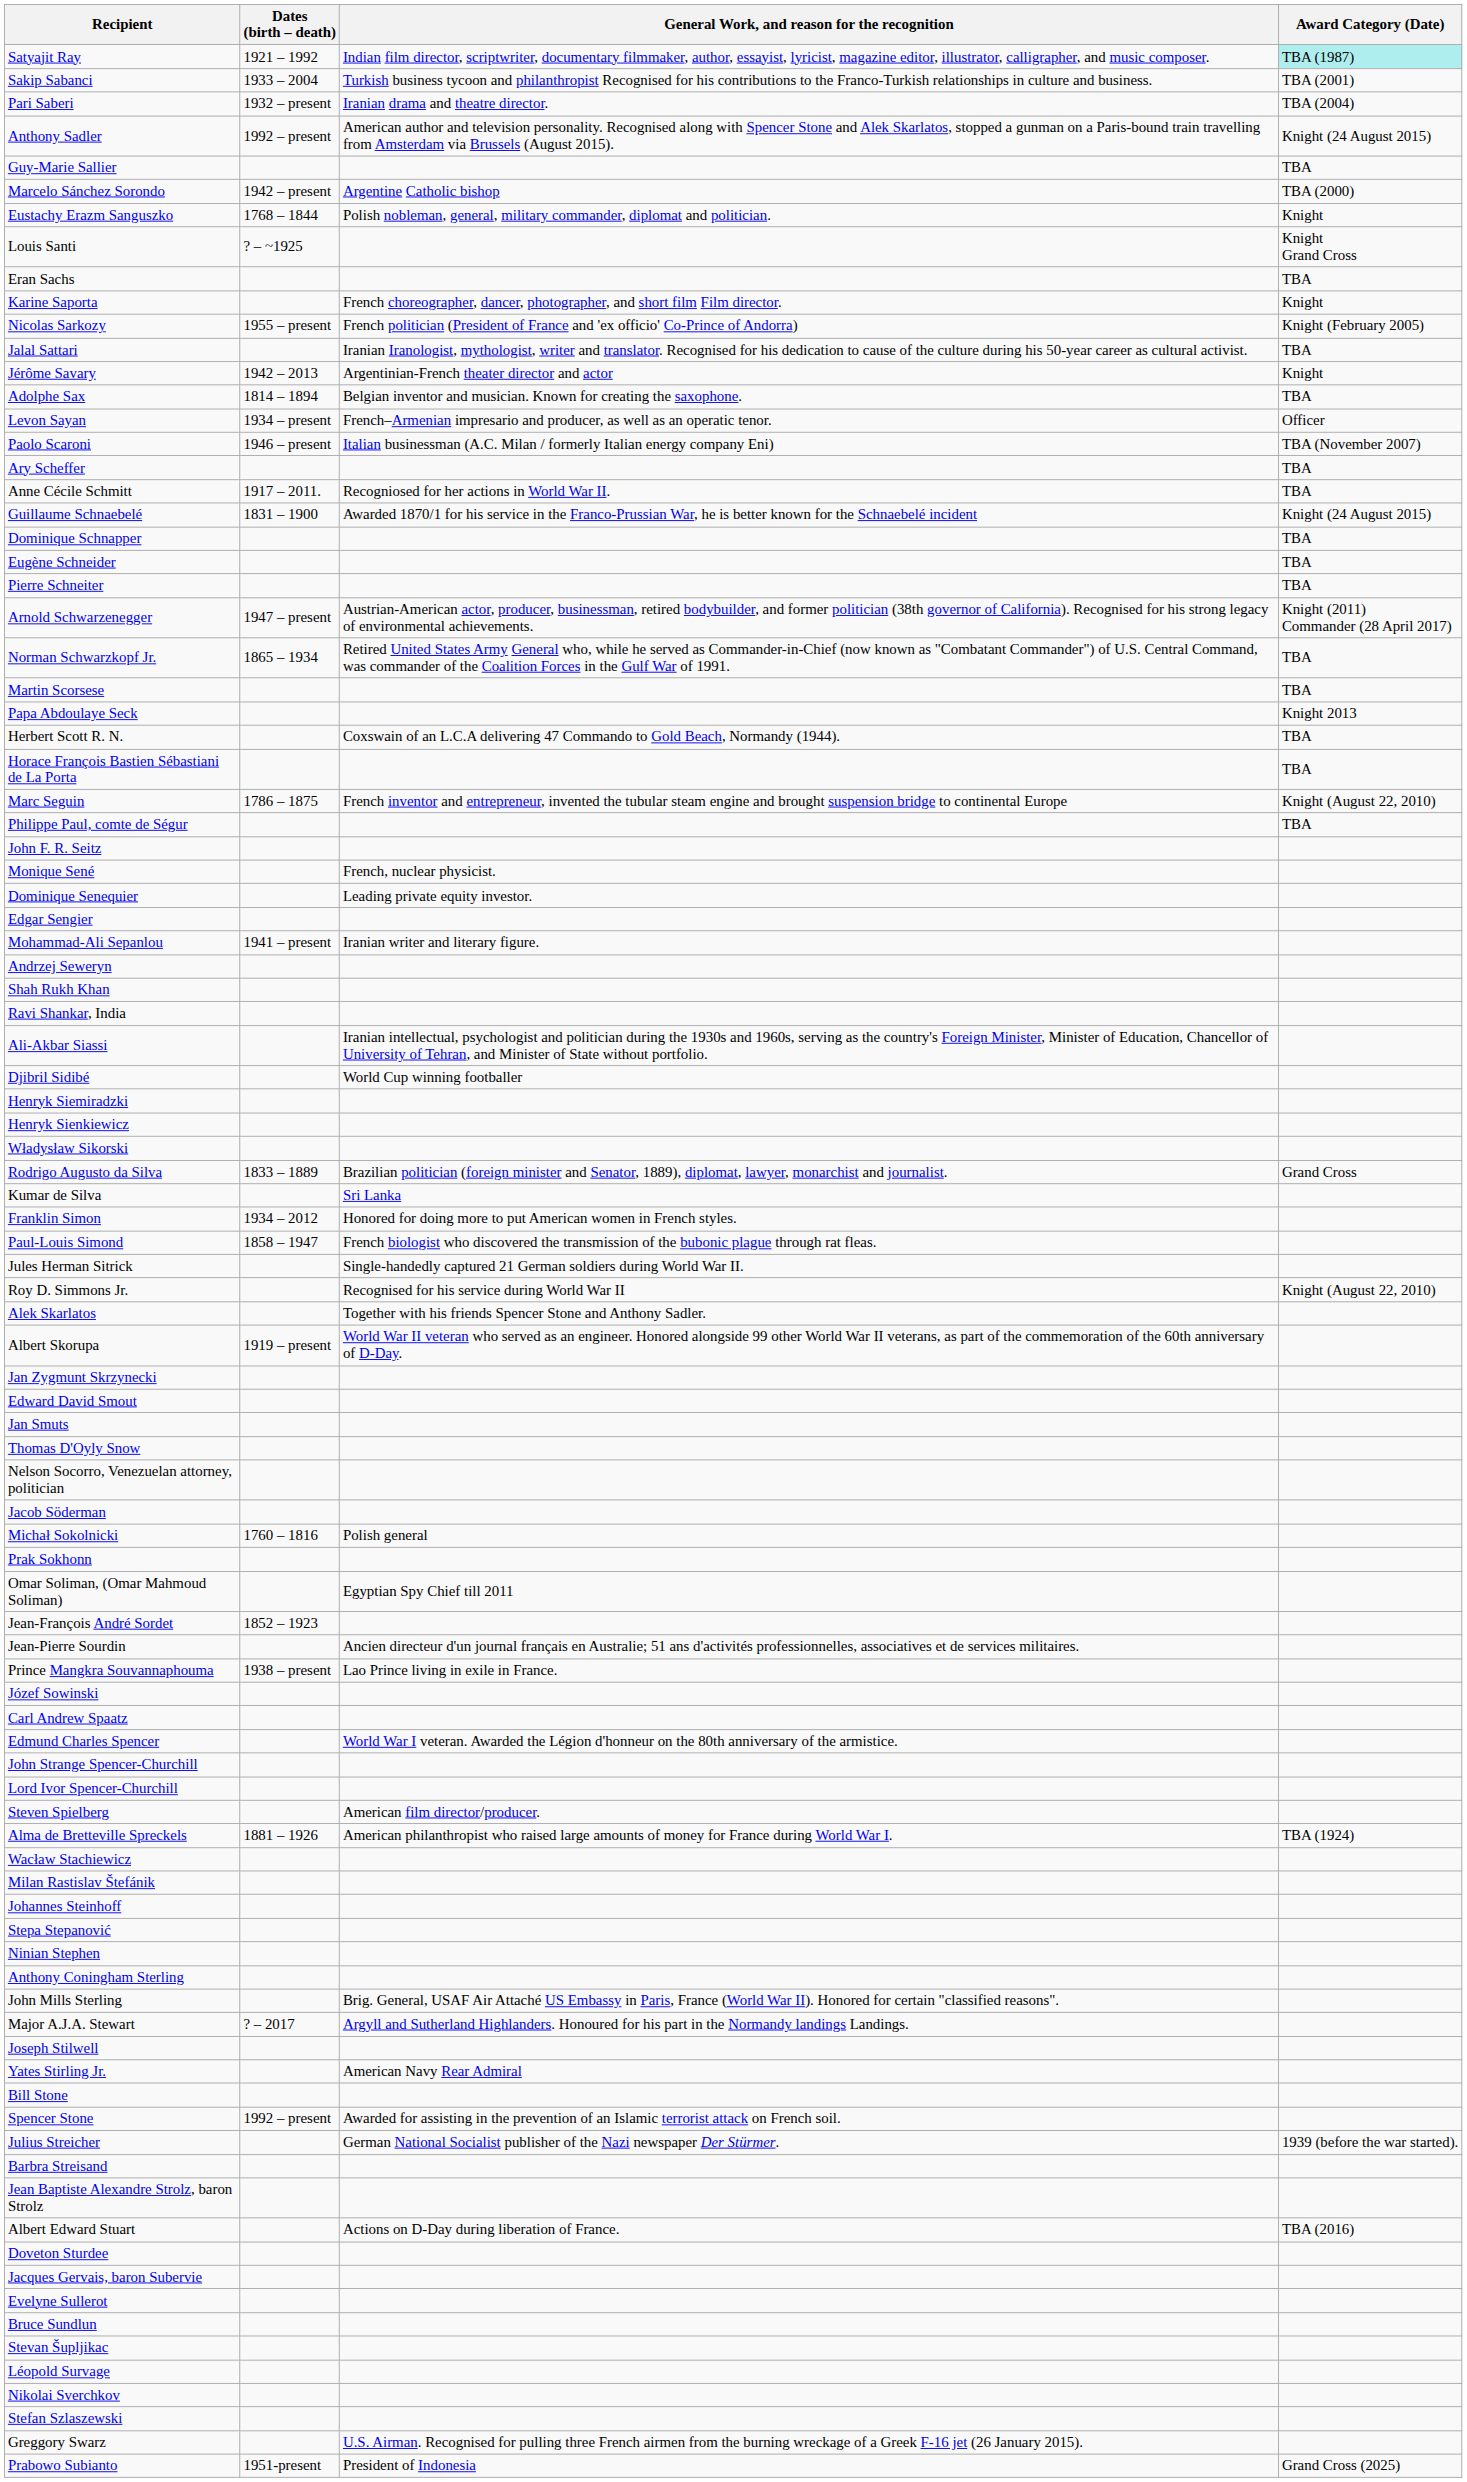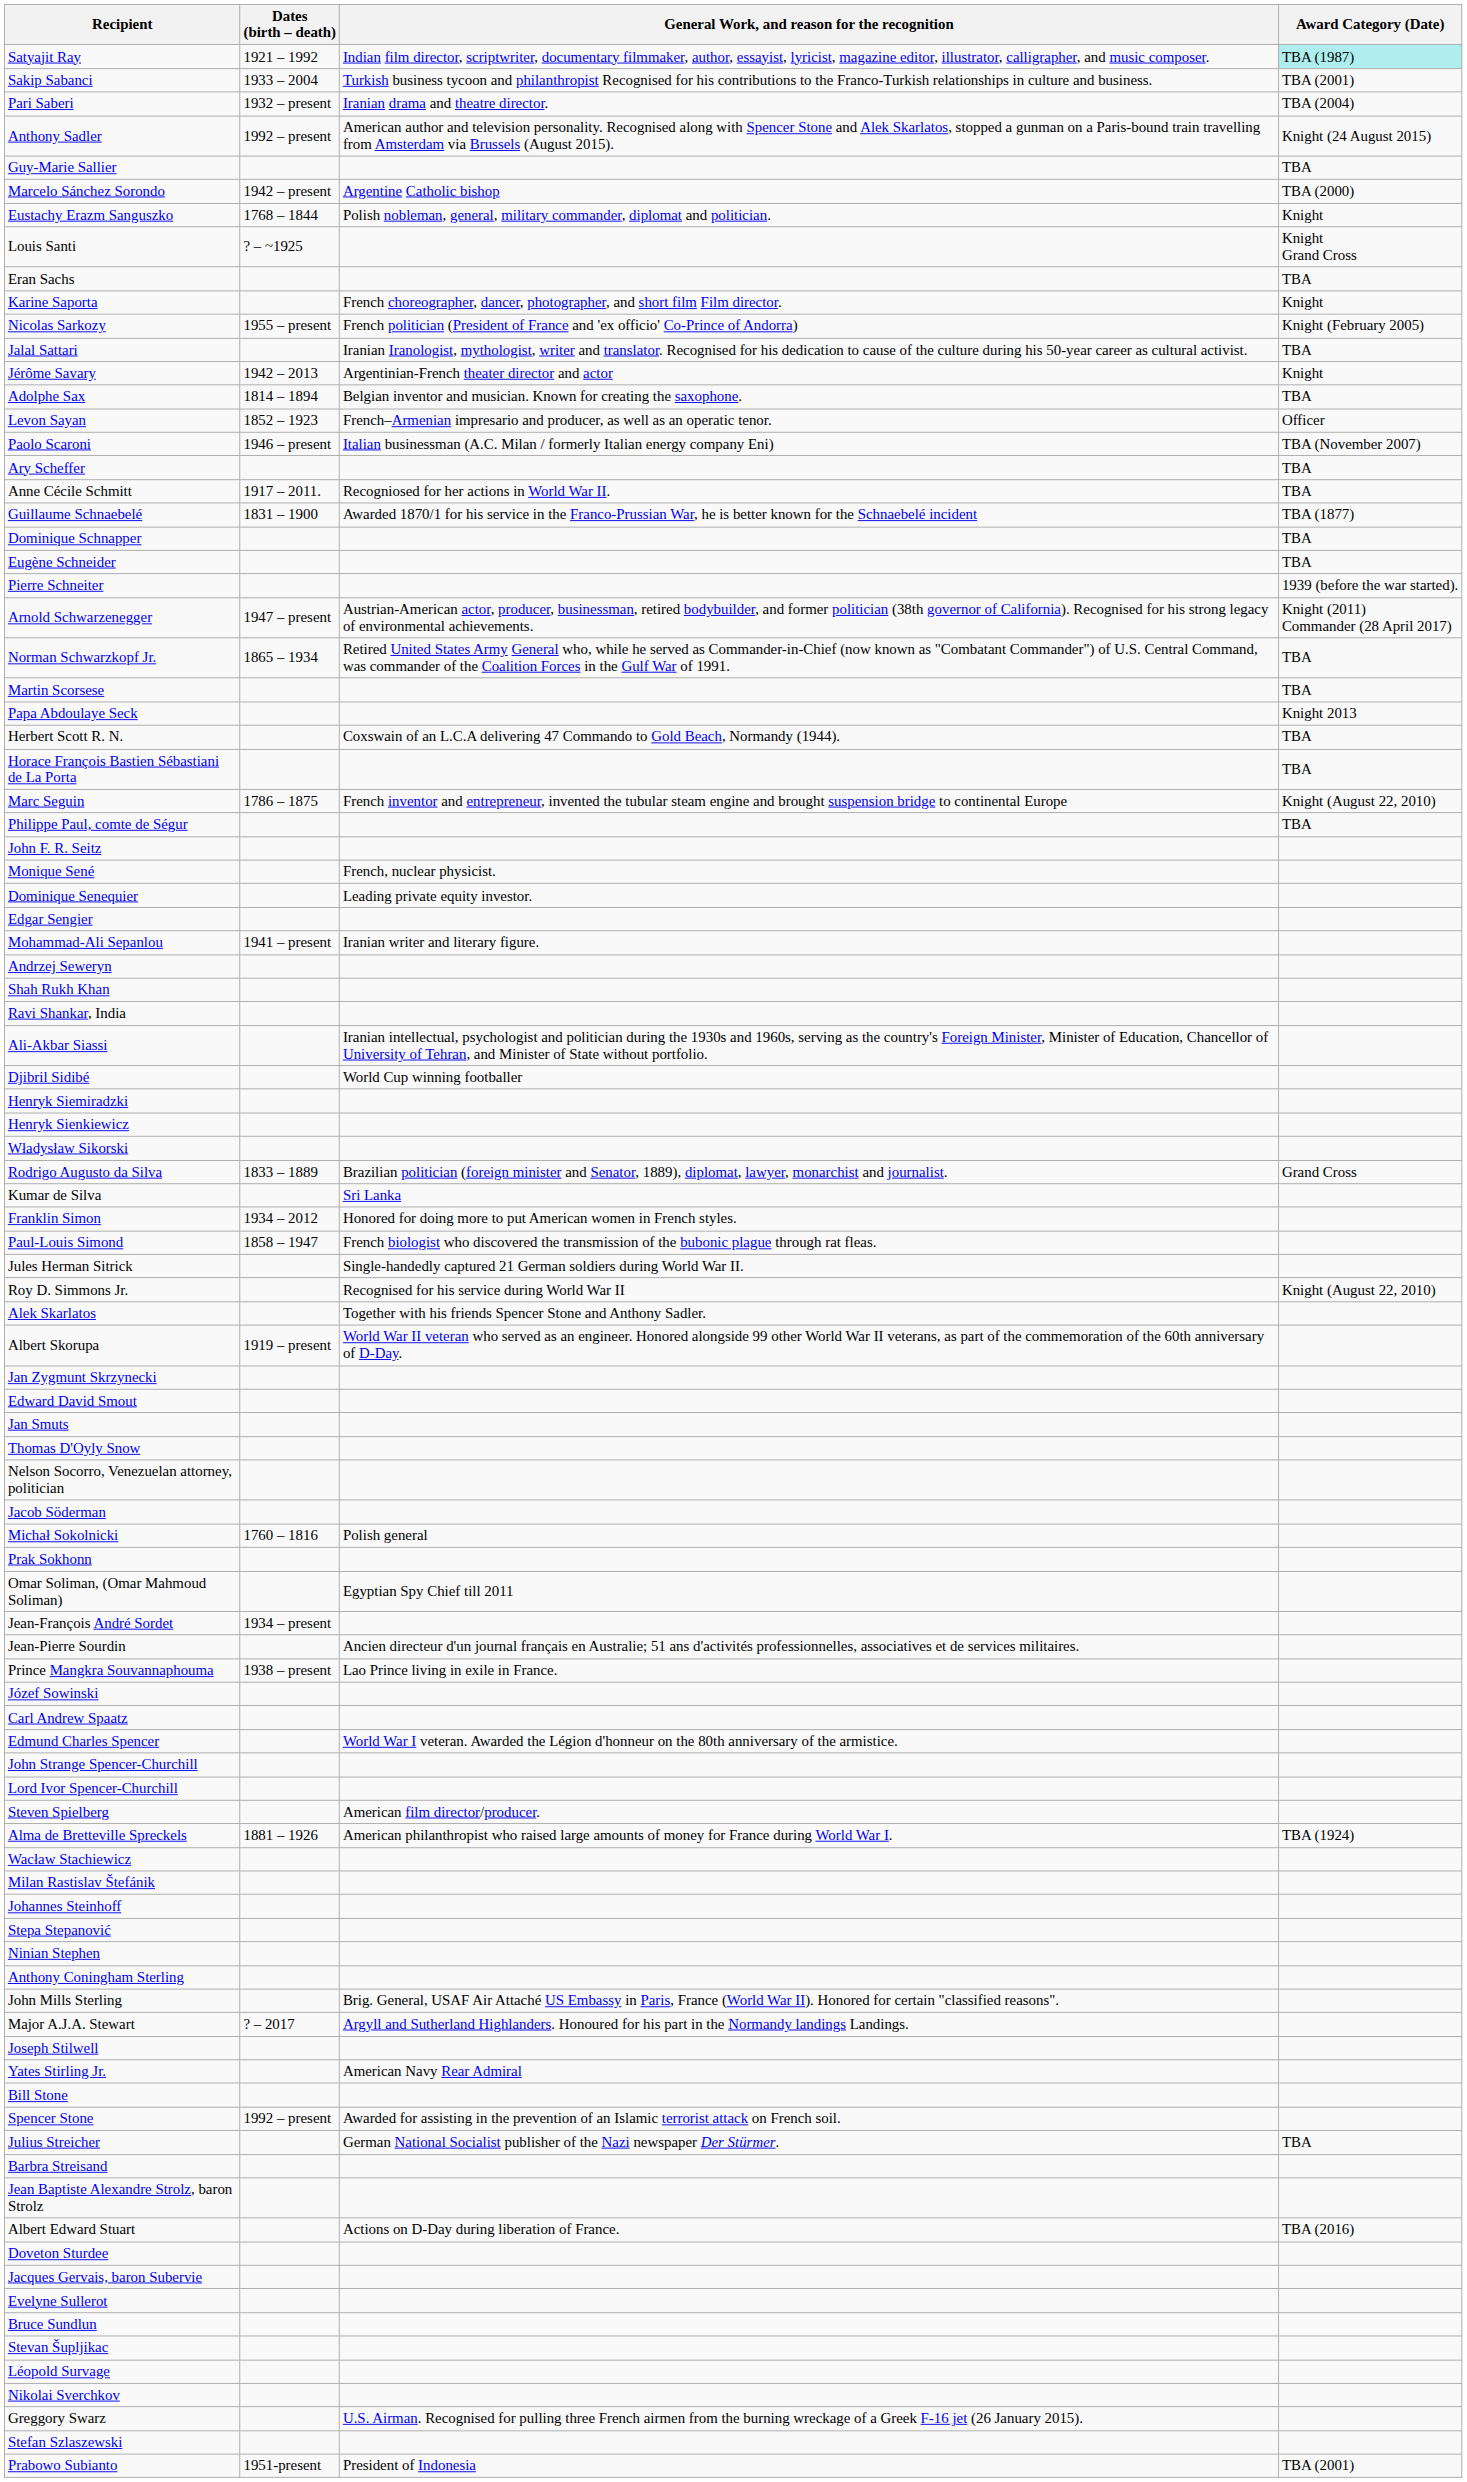(287, 420) 1934 – present -> (281, 420) 1852 – 1923
(1357, 514) Knight (24 August 2015) -> (1318, 514) TBA (1877)
(1297, 585) TBA -> (1370, 585) 1939 (before the war started).
(281, 1623) 1852 – 1923 -> (287, 1623) 1934 – present
(1370, 2142) 1939 (before the war started). -> (1297, 2142) TBA
rows swapped: (57, 2442) <-> (65, 2418)
(1341, 2465) Grand Cross (2025) -> (1318, 2465) TBA (2001)
